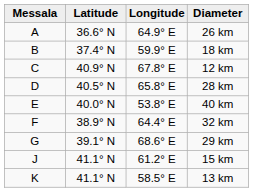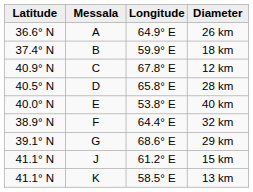columns swapped: (35, 13) <-> (96, 13)
